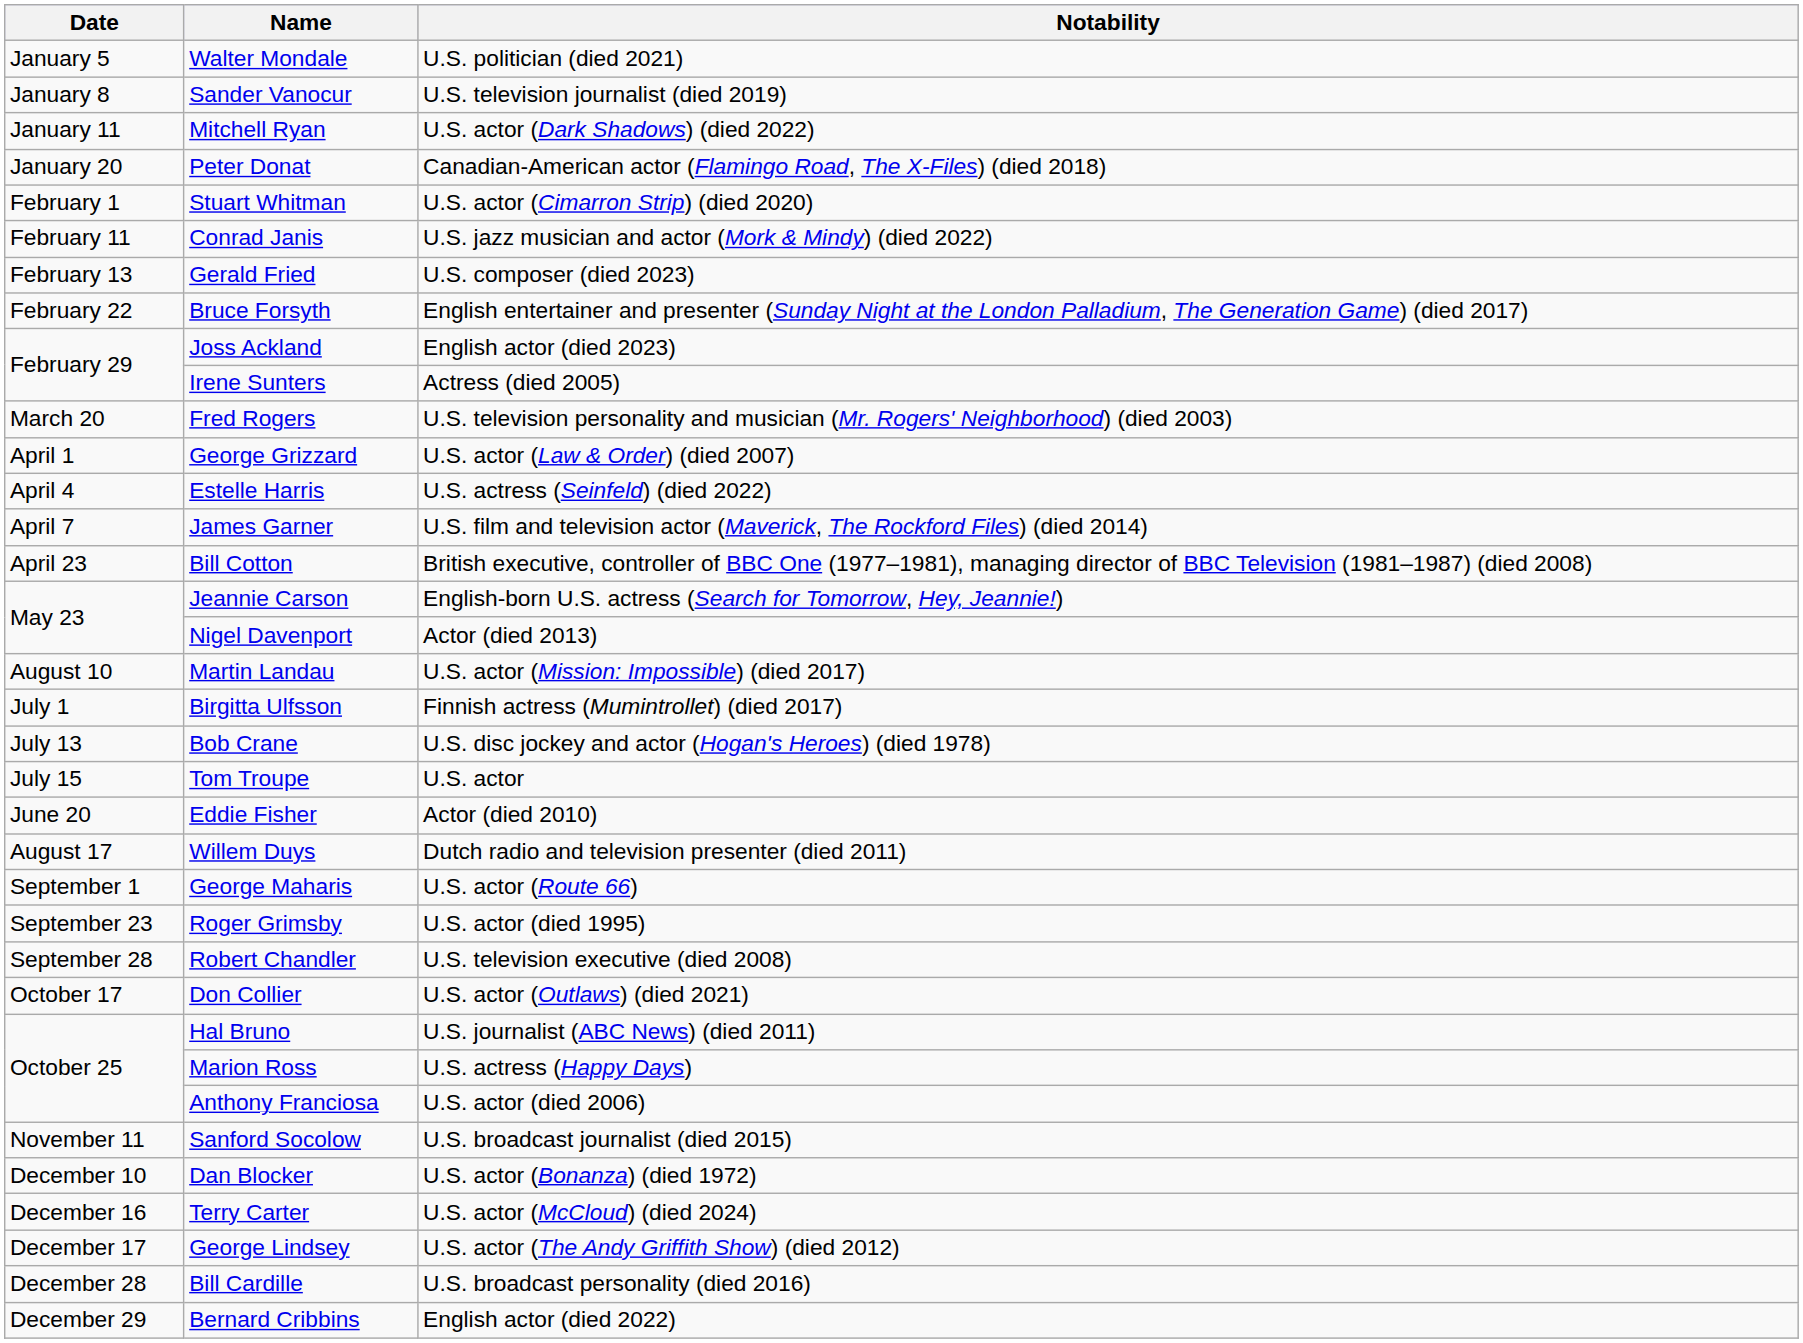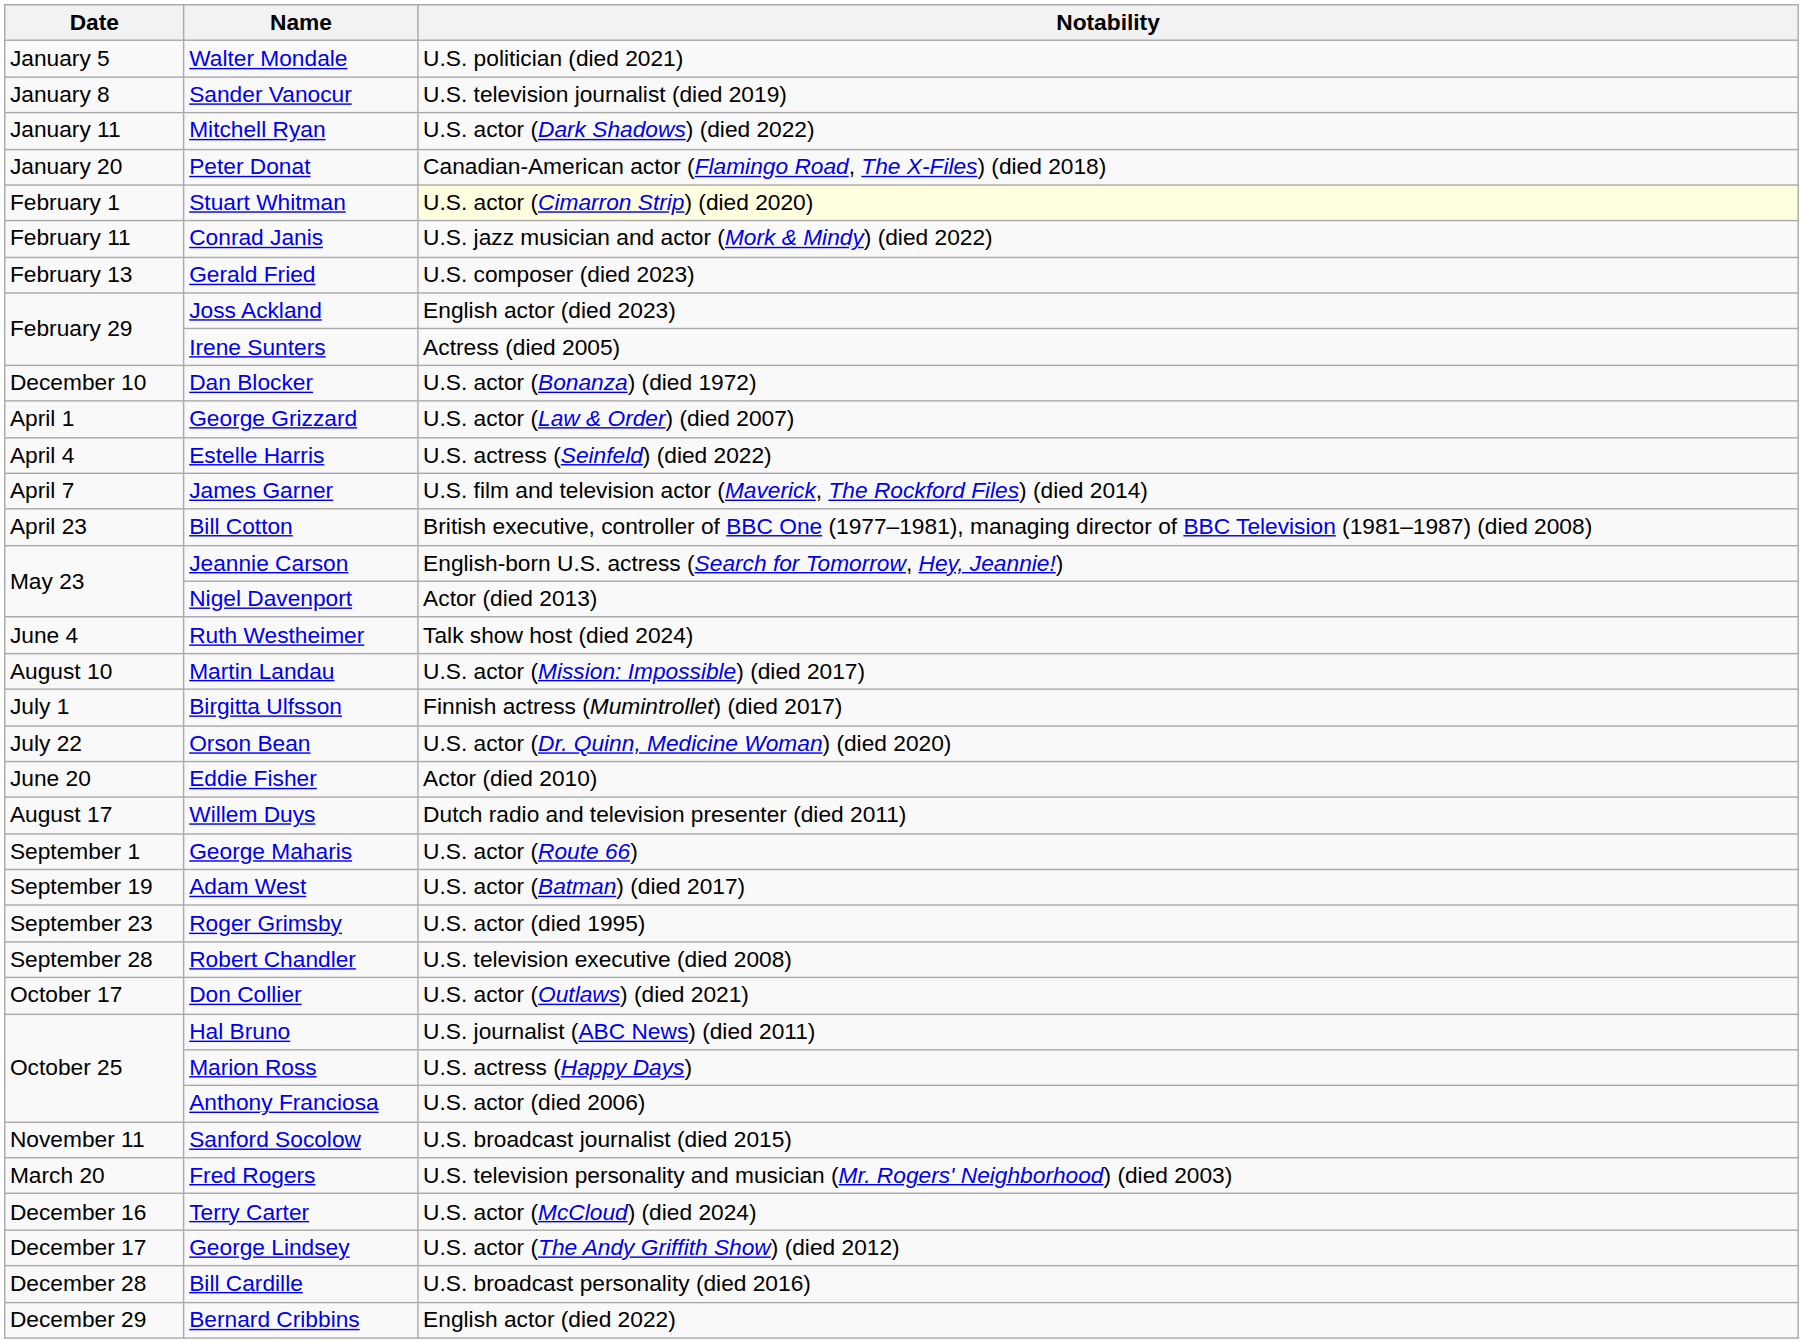(618, 202) no background -> (618, 202) lightyellow background
- row: (260, 310)
rows swapped: (252, 418) <-> (251, 1175)
+ row: (277, 635)
- row: (244, 743)
- row: (249, 779)
+ row: (250, 743)
+ row: (248, 887)
